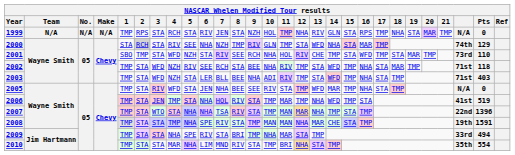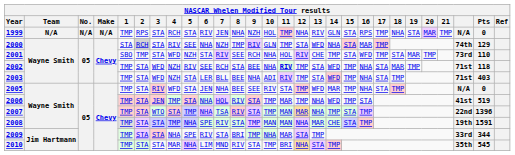(238, 32) STA -> (238, 32) NHA
(286, 66) normal -> (286, 66) bold
(190, 111) NHA -> (190, 111) TMP
(484, 134) 494 -> (484, 134) 344
(484, 145) 554 -> (484, 145) 545
